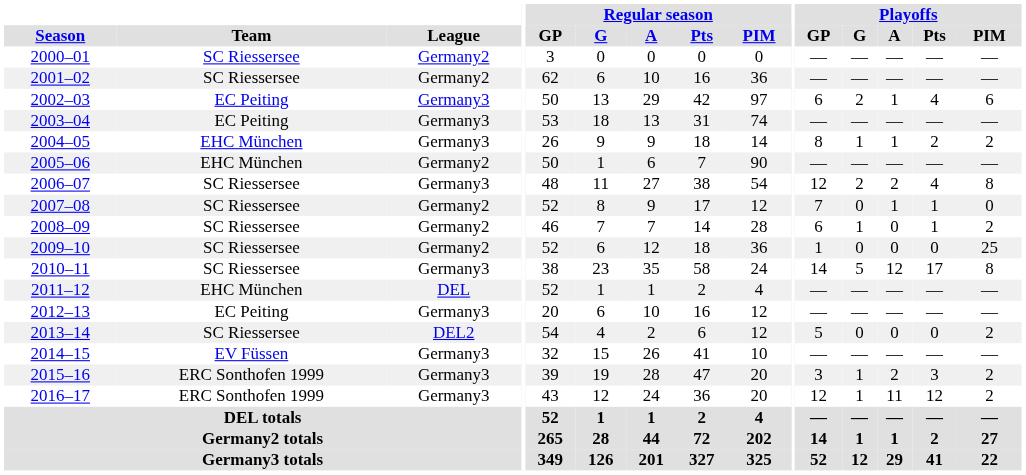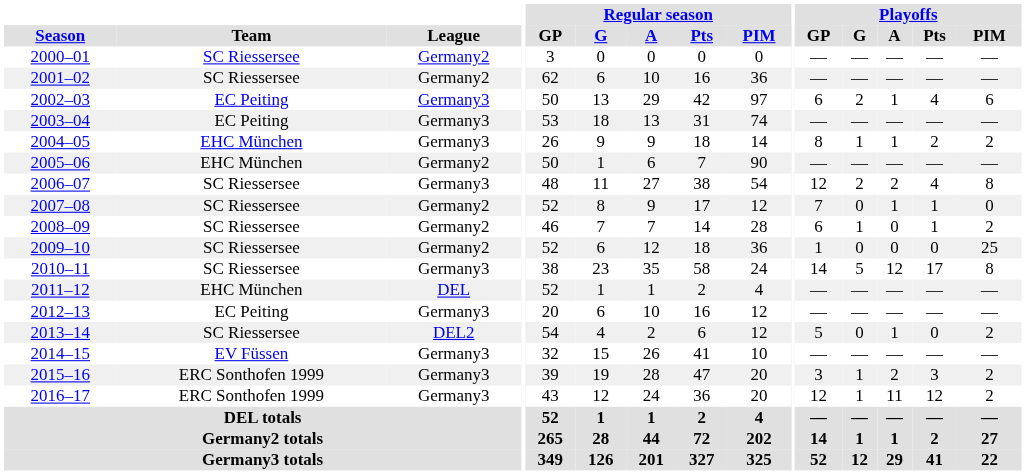(894, 332) 0 -> (894, 332) 1
